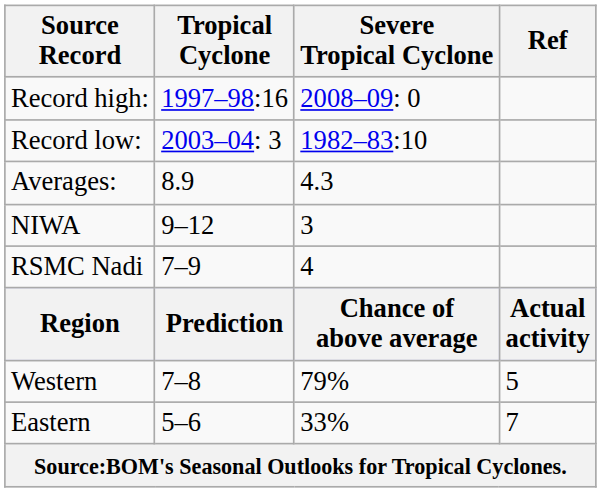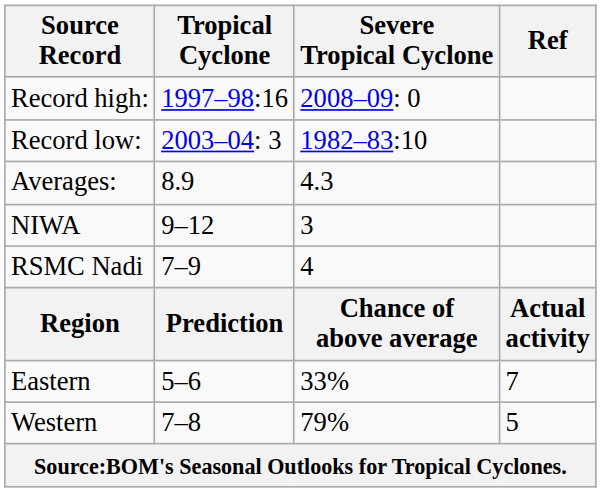rows swapped: (54, 380) <-> (51, 422)
